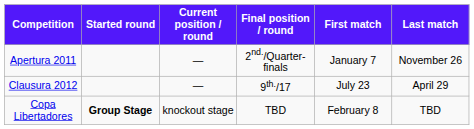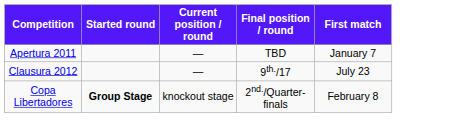- column: (430, 24)
(275, 60) 2nd./Quarter-finals -> (275, 53) TBD
(275, 110) TBD -> (275, 97) 2nd./Quarter-finals
